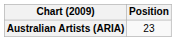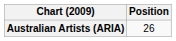(149, 28) 23 -> (149, 28) 26
